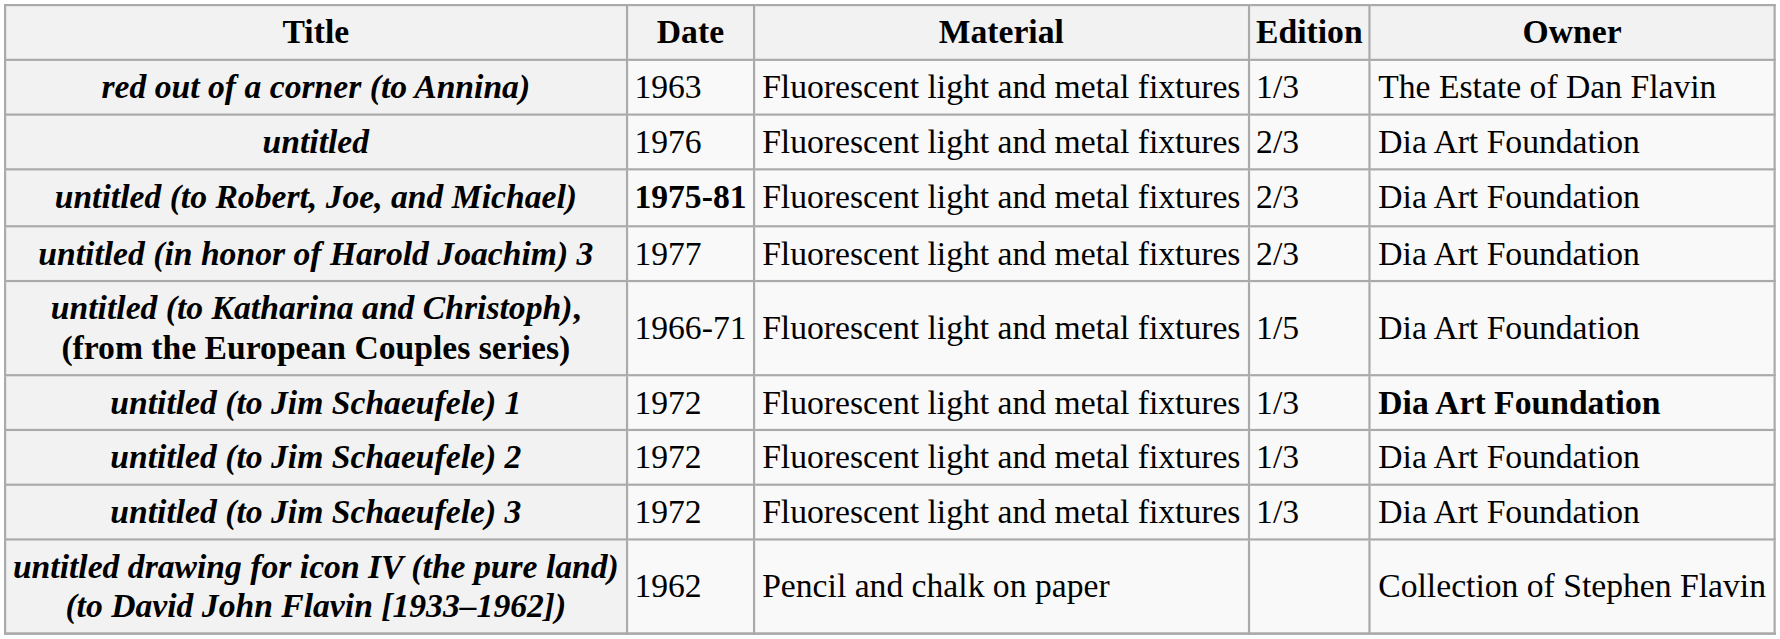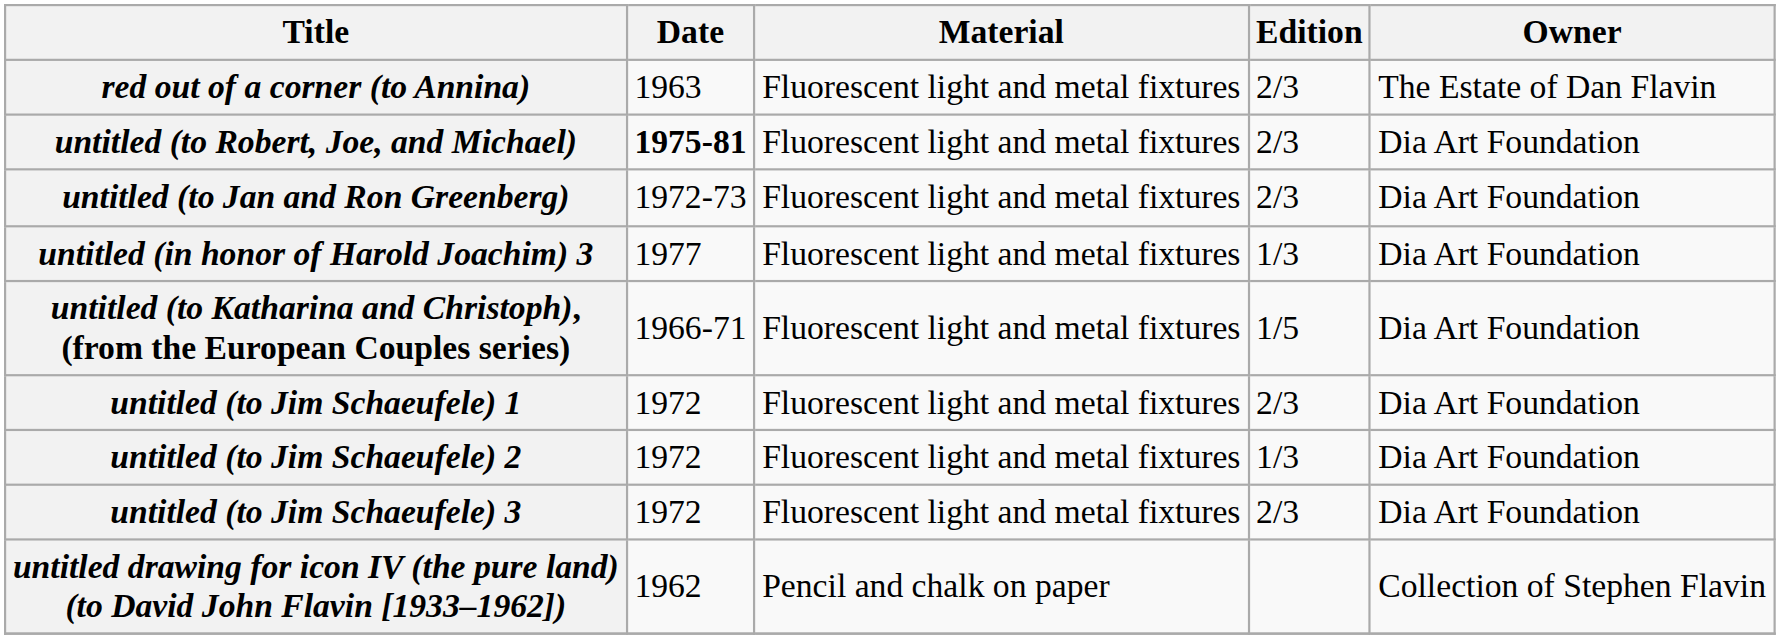(1278, 87) 1/3 -> (1278, 87) 2/3
- row: (316, 142)
+ row: (316, 197)
(1278, 252) 2/3 -> (1278, 252) 1/3
(1278, 401) 1/3 -> (1278, 401) 2/3
(1519, 401) bold -> (1509, 401) normal
(1278, 511) 1/3 -> (1278, 511) 2/3
